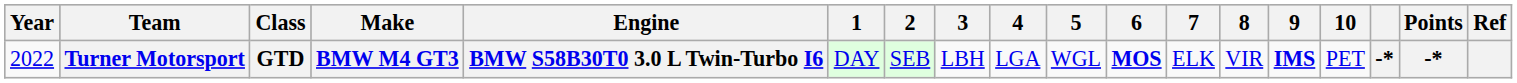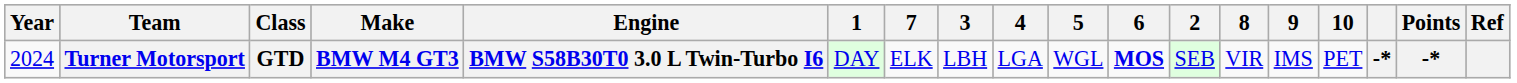columns swapped: (910, 22) <-> (1193, 22)
(32, 58) 2022 -> (32, 58) 2024
(1294, 58) bold -> (1293, 58) normal
